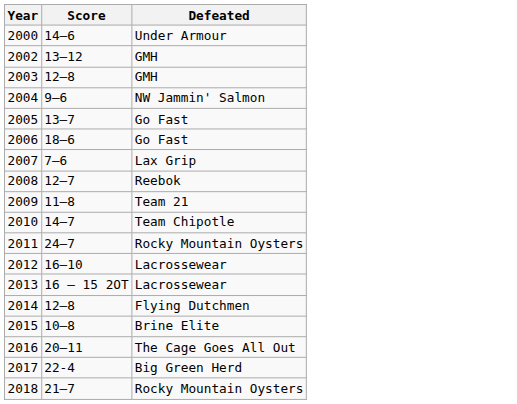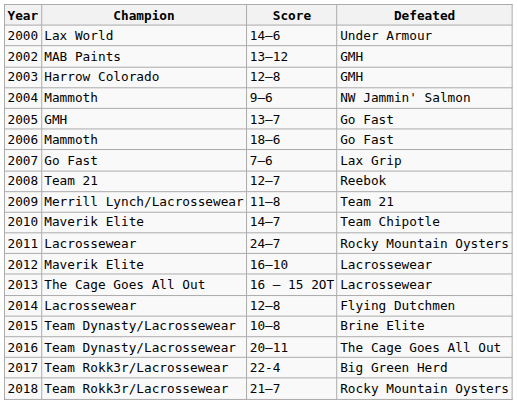+ column: (144, 15)
